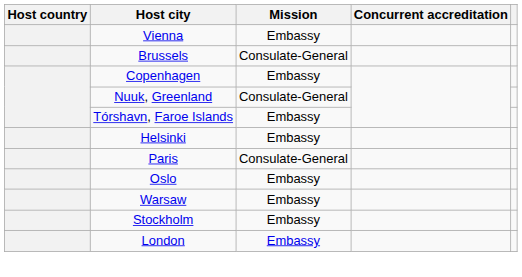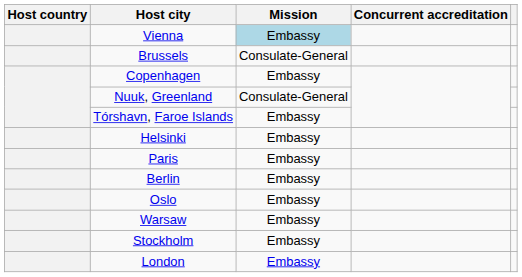(293, 35) no background -> (293, 35) lightblue background
(293, 158) Consulate-General -> (293, 158) Embassy
+ row: (163, 179)
